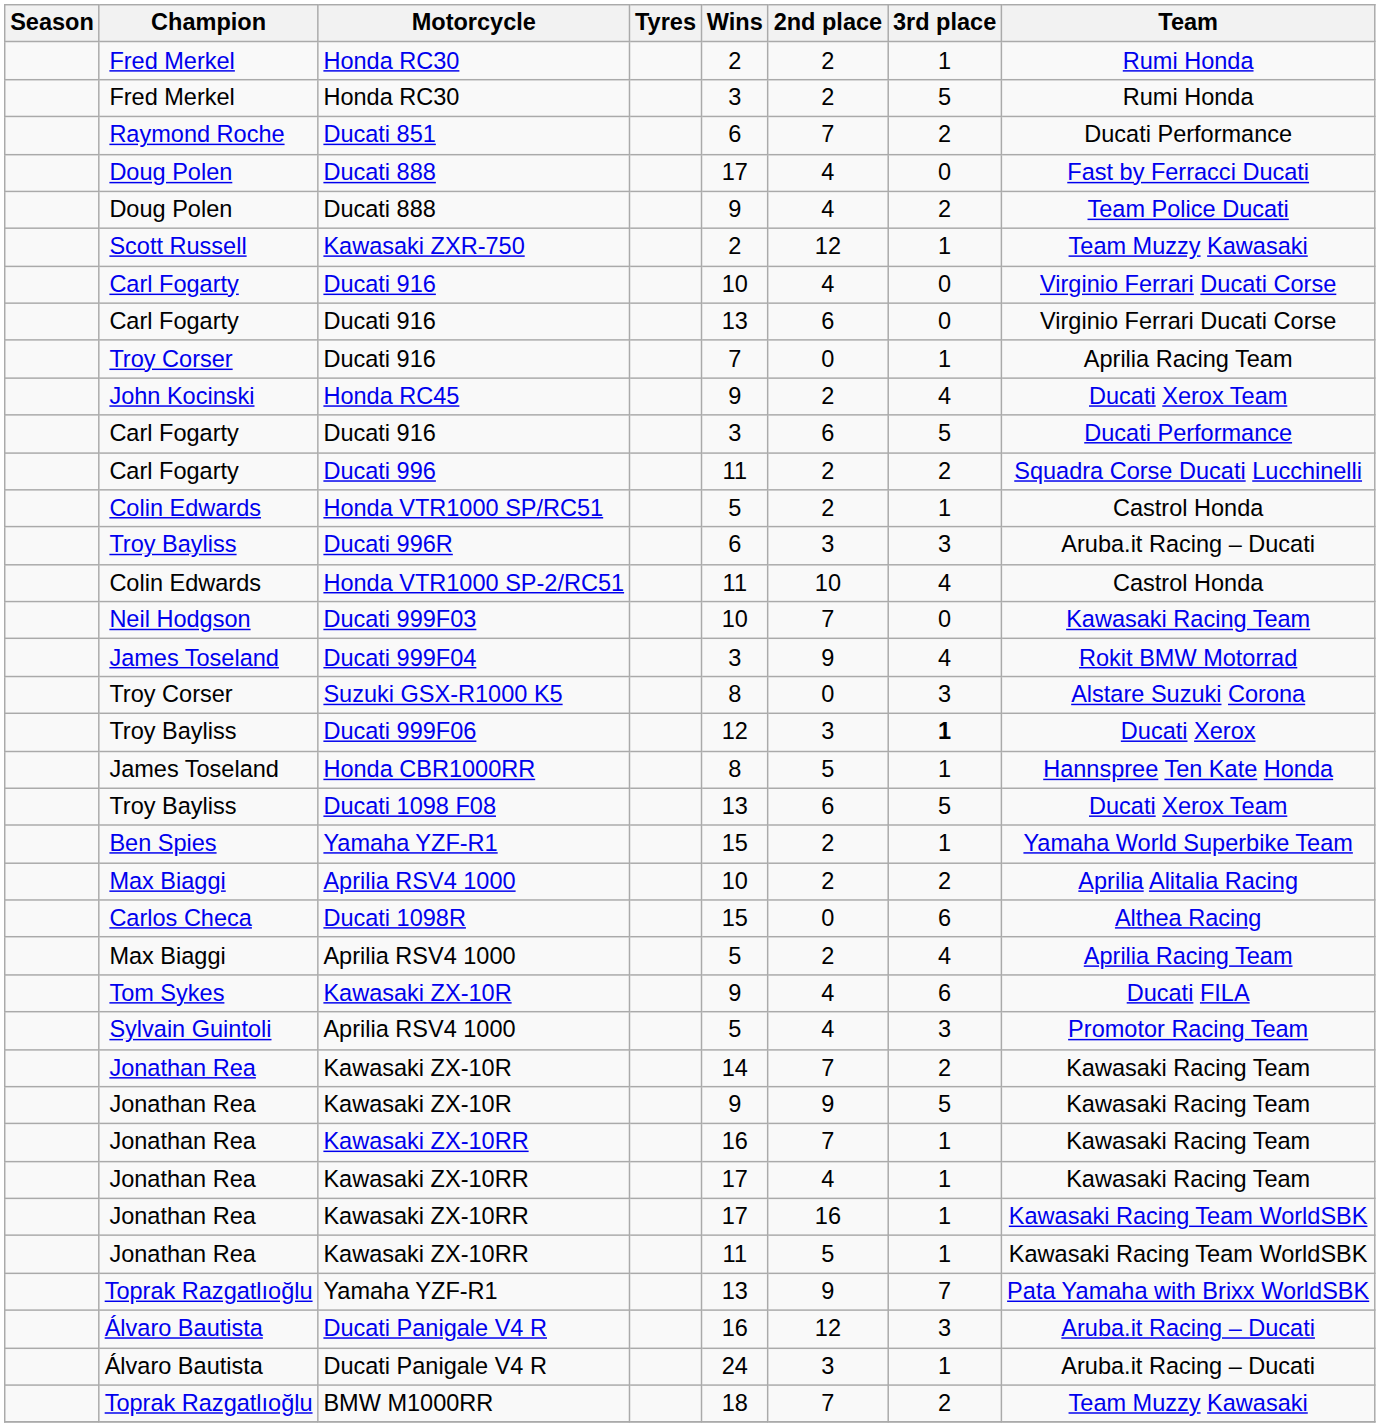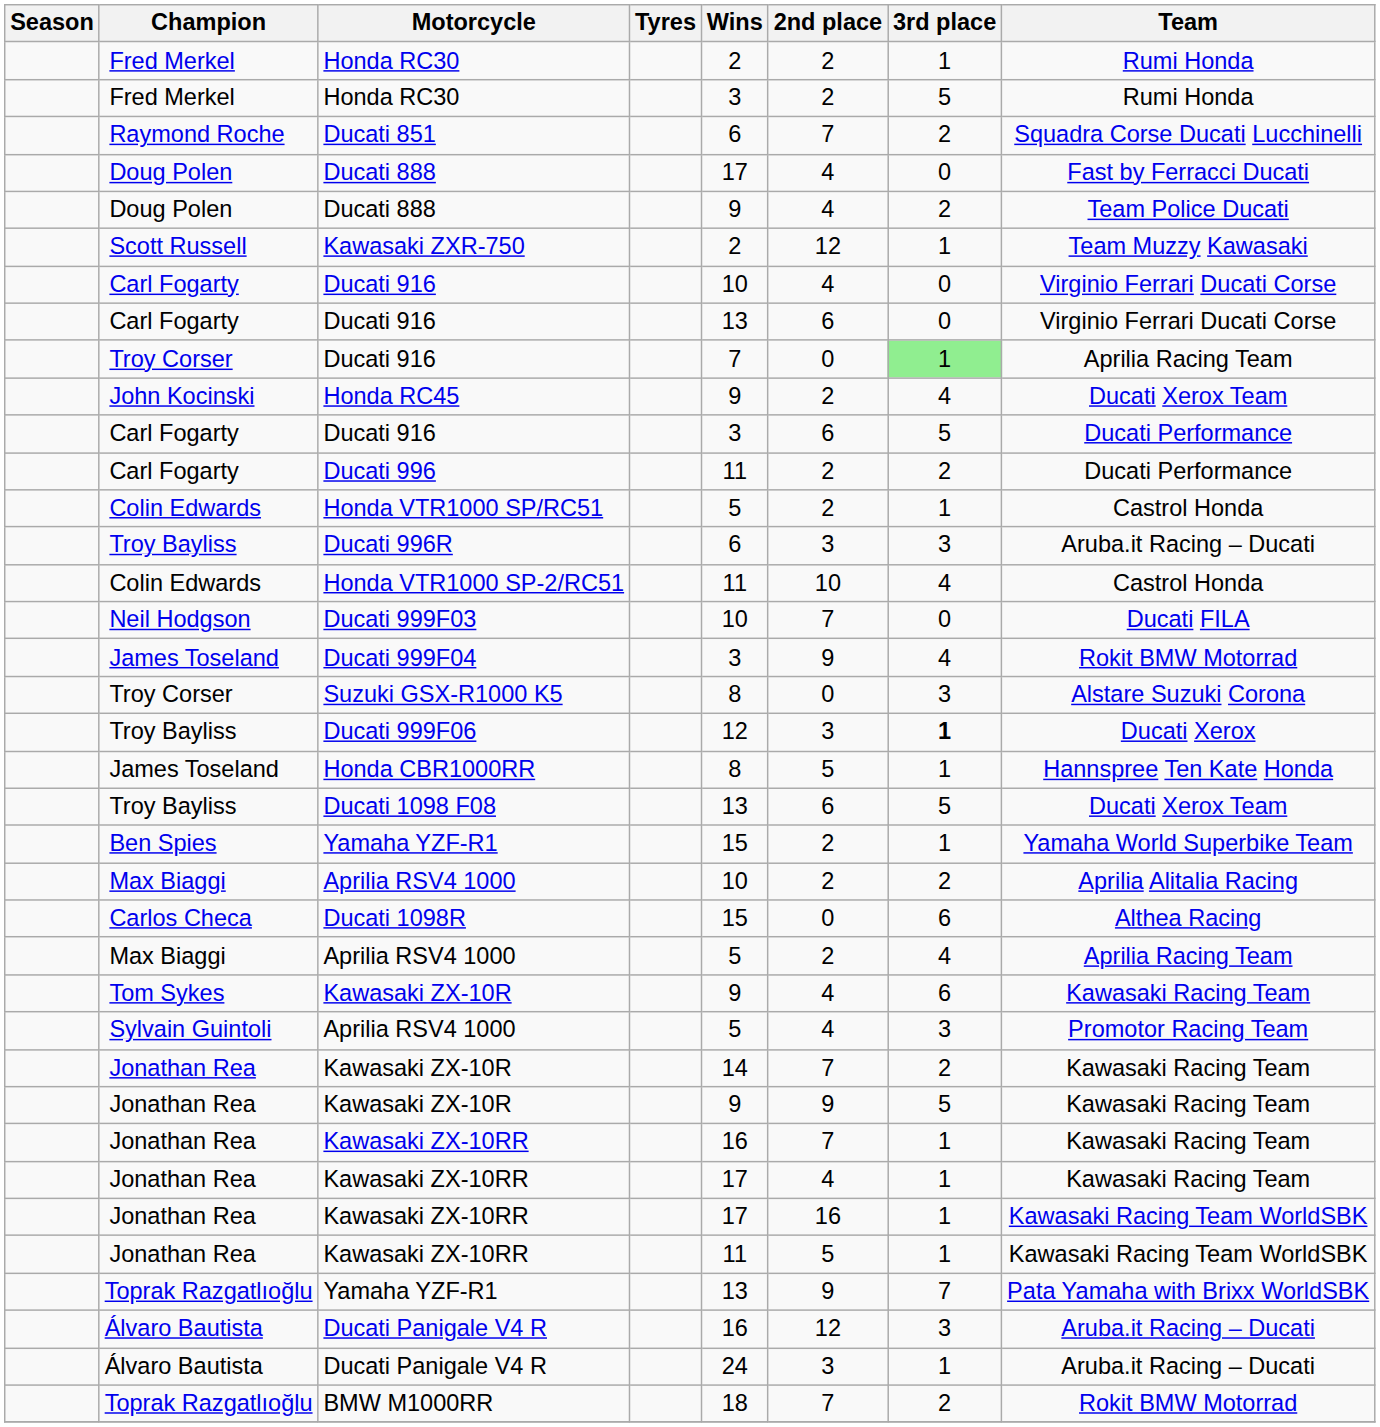(1188, 135) Ducati Performance -> (1188, 135) Squadra Corse Ducati Lucchinelli
(945, 358) no background -> (945, 358) lightgreen background
(1188, 470) Squadra Corse Ducati Lucchinelli -> (1188, 470) Ducati Performance
(1188, 619) Kawasaki Racing Team -> (1188, 619) Ducati FILA
(1188, 992) Ducati FILA -> (1188, 992) Kawasaki Racing Team
(1188, 1403) Team Muzzy Kawasaki -> (1188, 1403) Rokit BMW Motorrad
